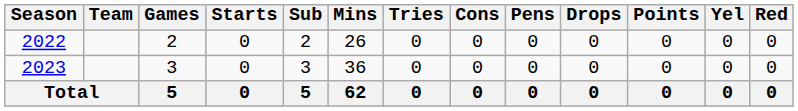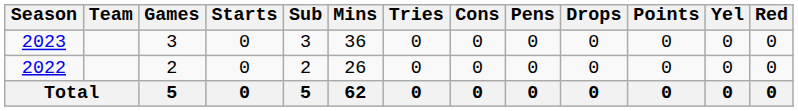rows swapped: (44, 42) <-> (44, 68)
